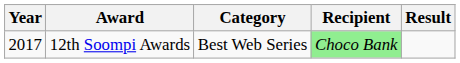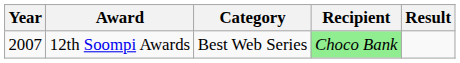(25, 44) 2017 -> (25, 44) 2007
